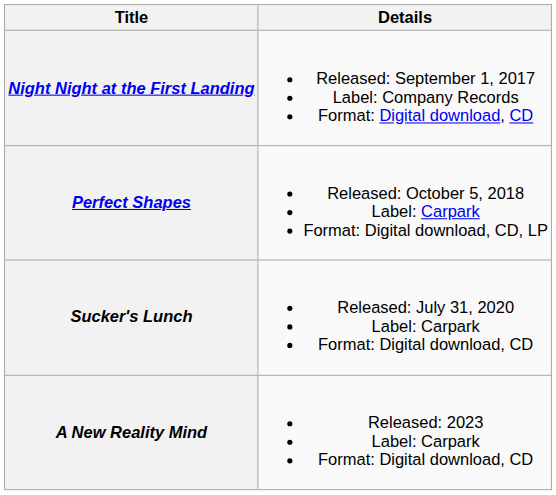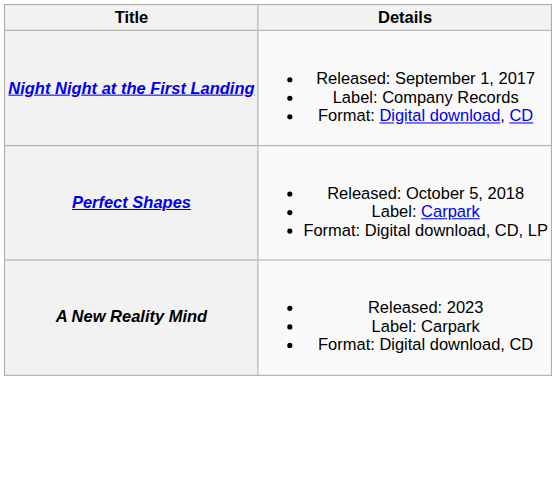- row: (131, 317)
